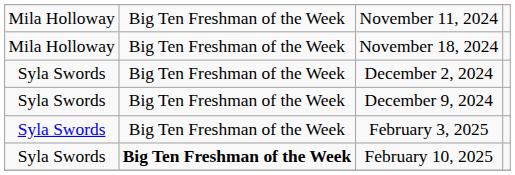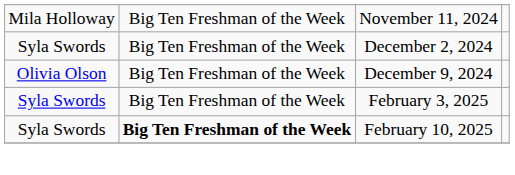- row: (429, 45)
(62, 101) Syla Swords -> (62, 73) Olivia Olson
